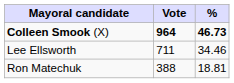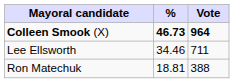columns swapped: (174, 13) <-> (212, 13)
